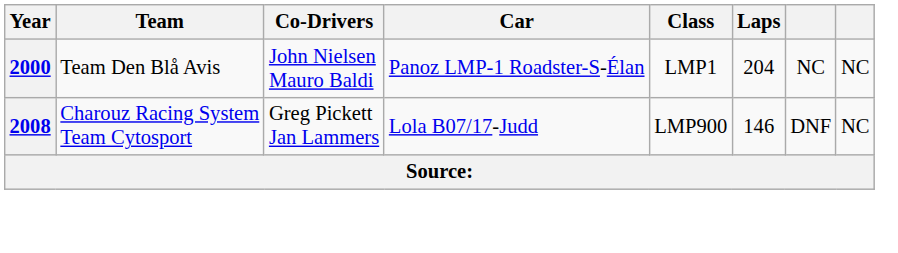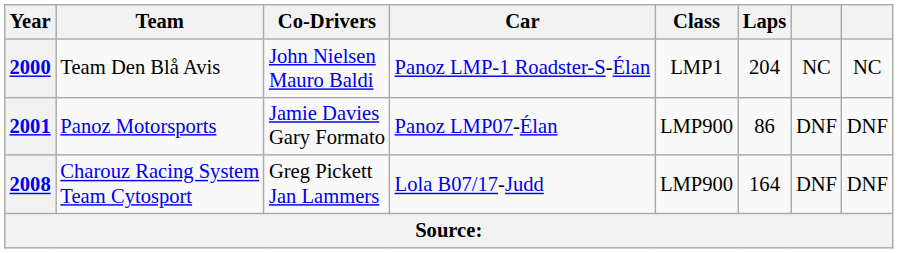+ row: (30, 126)
(759, 126) 146 -> (764, 184) 164
(855, 126) NC -> (867, 184) DNF
